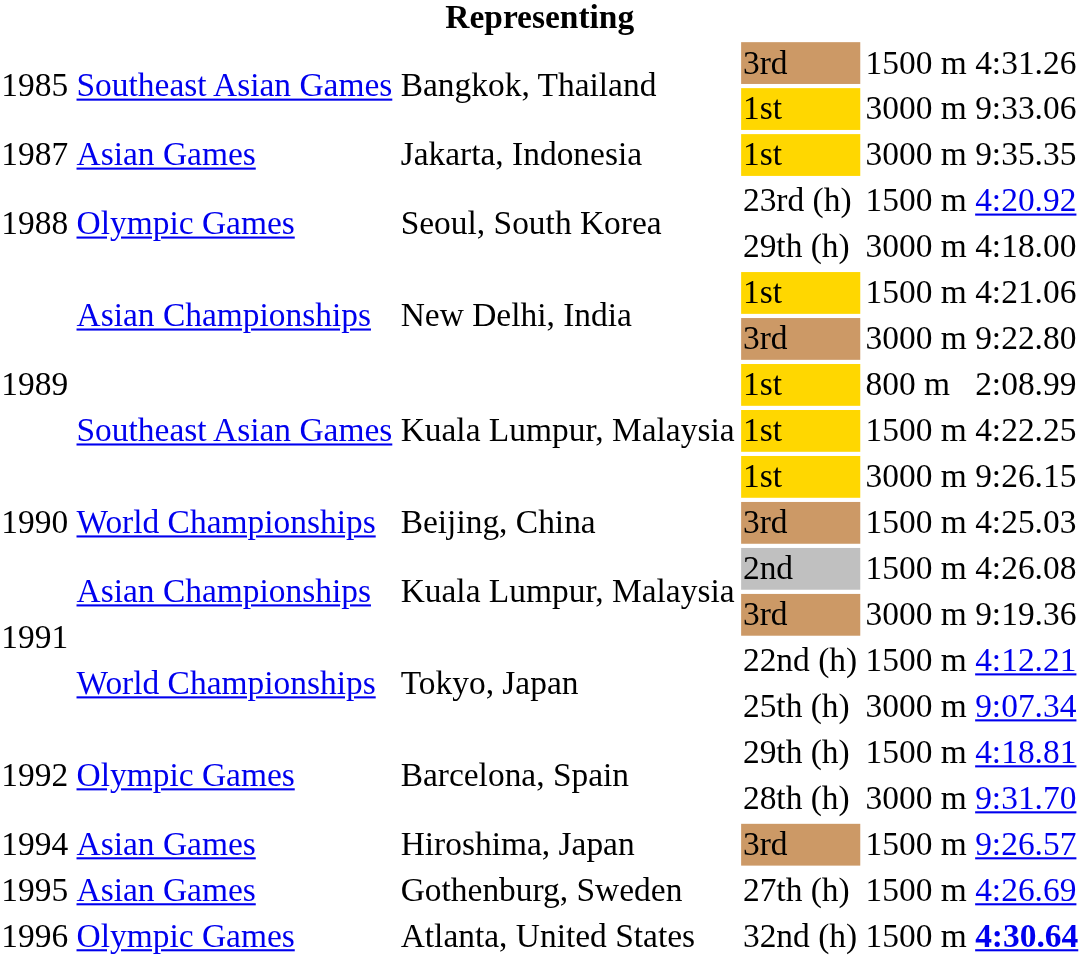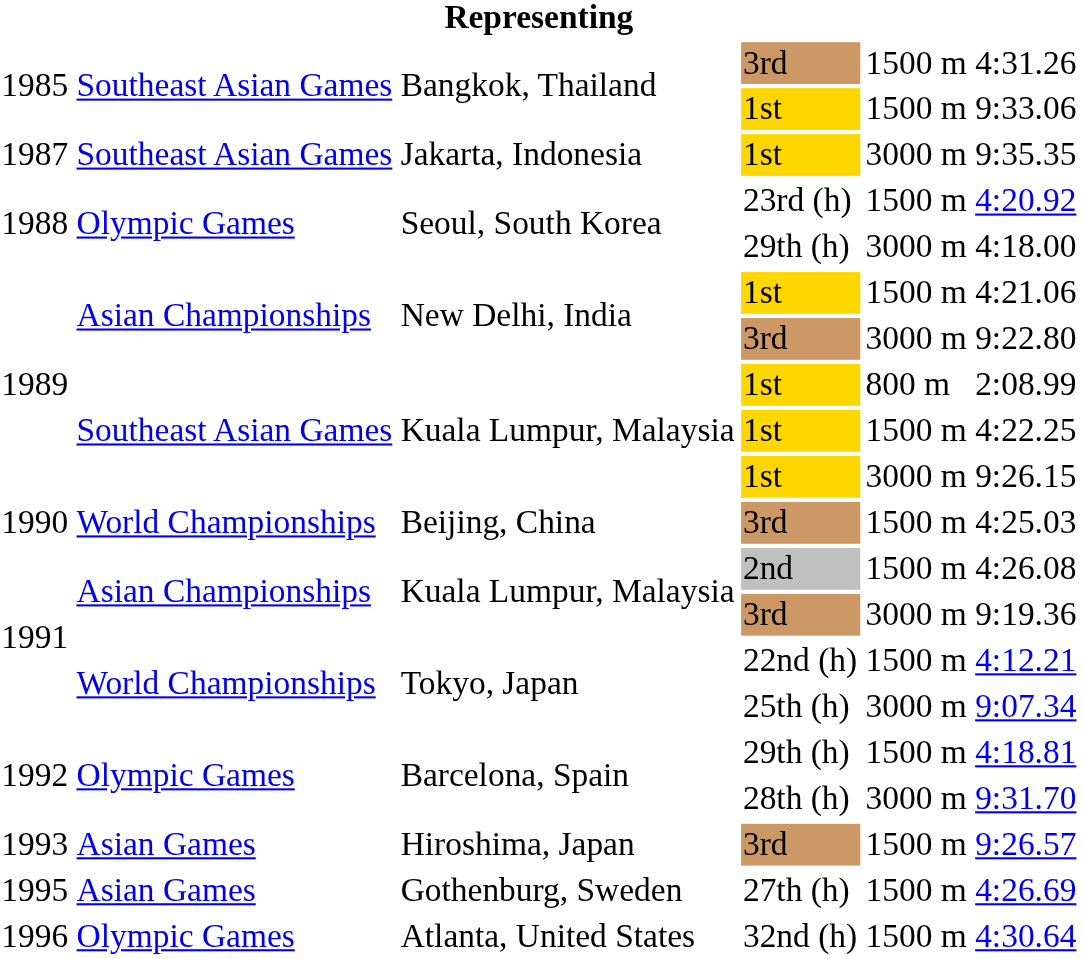(916, 108) 3000 m -> (916, 108) 1500 m
(166, 154) Asian Games -> (234, 154) Southeast Asian Games
(35, 844) 1994 -> (35, 844) 1993
(1027, 936) bold -> (1026, 936) normal
